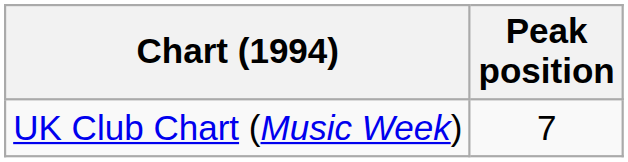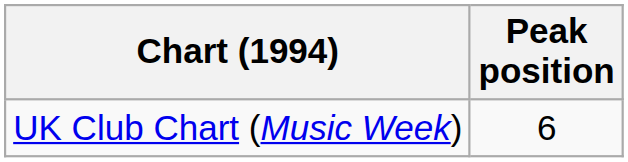(547, 127) 7 -> (547, 127) 6
